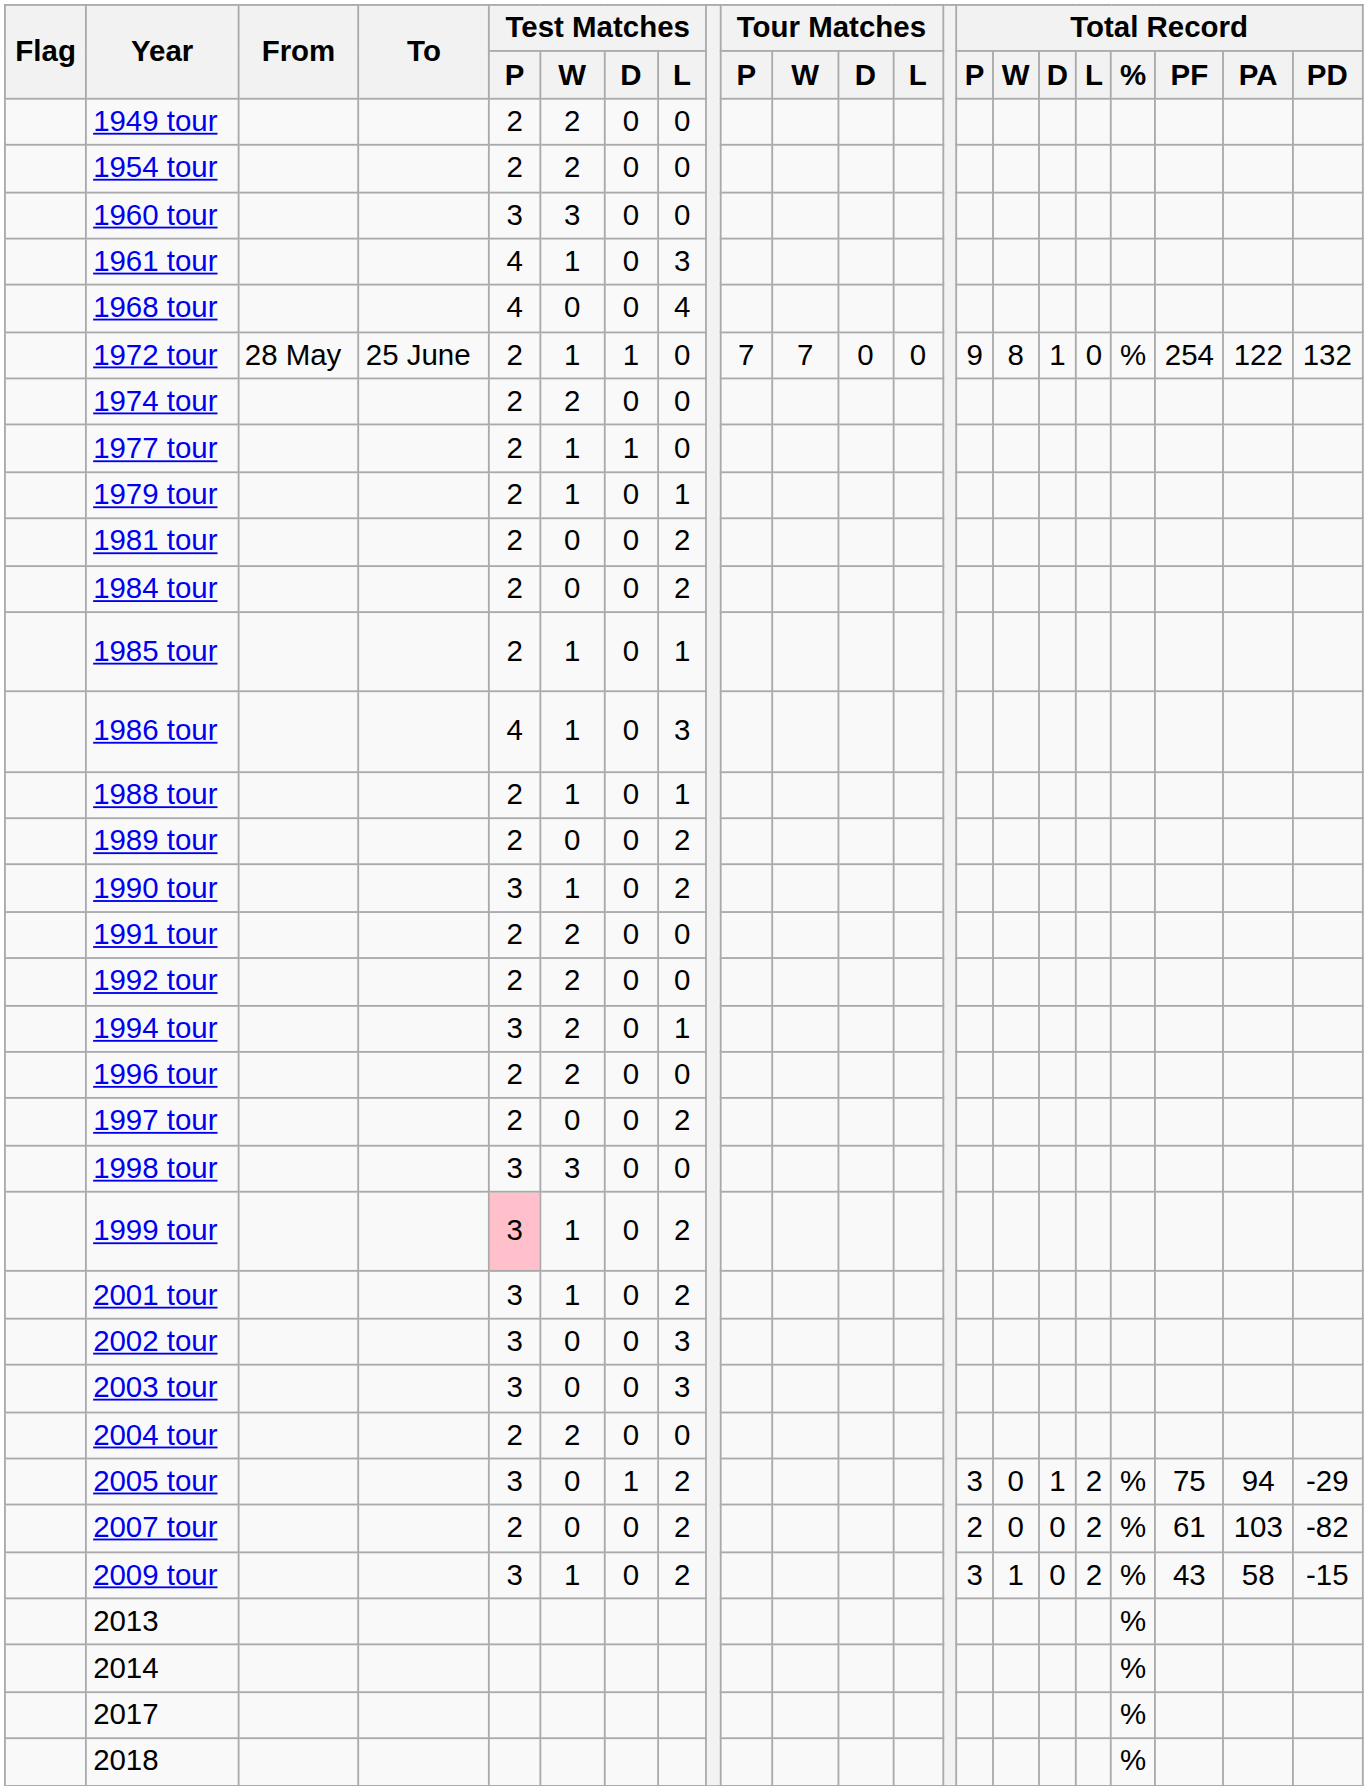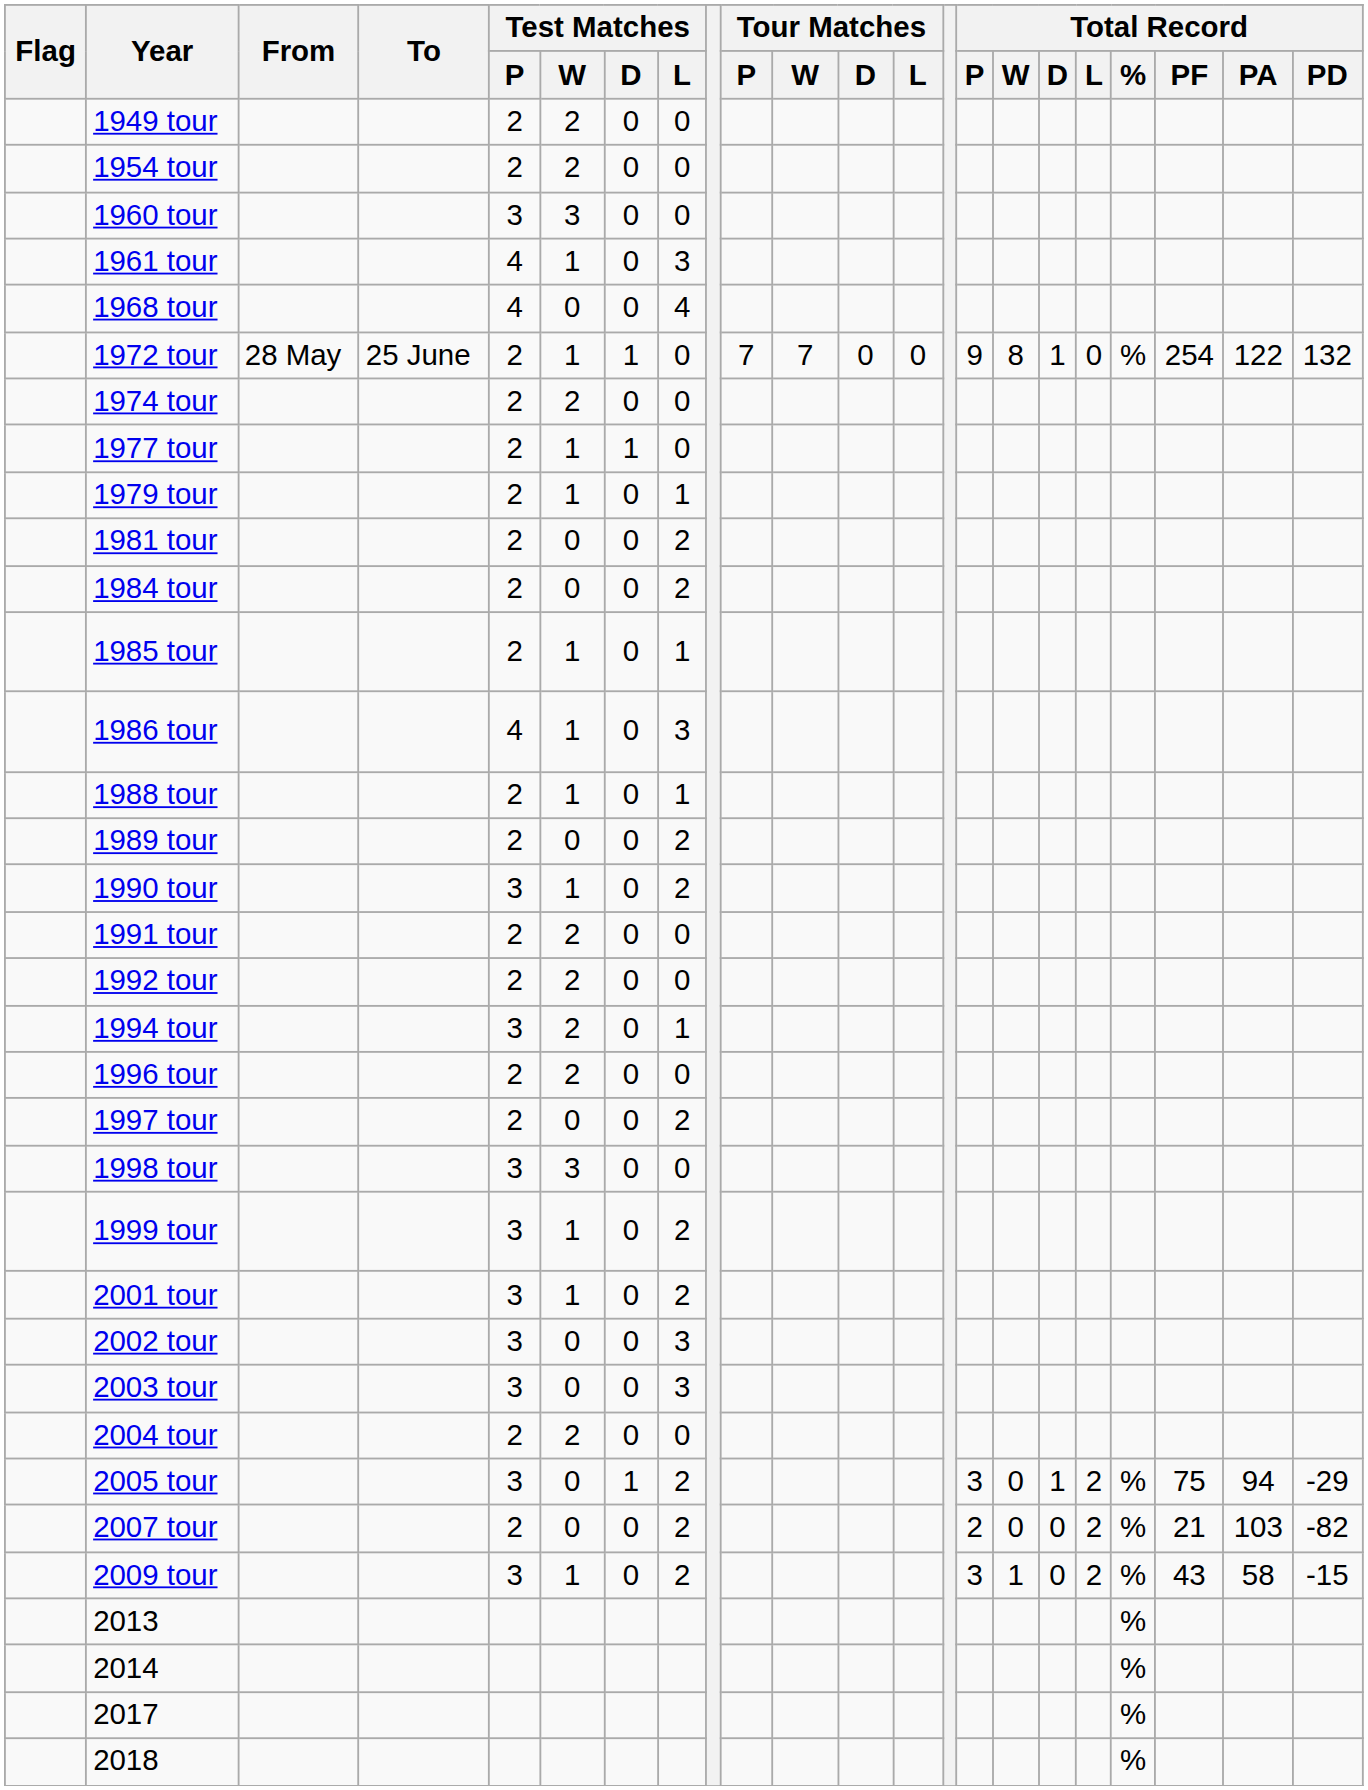(515, 1231) pink background -> (515, 1231) no background
(1189, 1527) 61 -> (1189, 1527) 21
